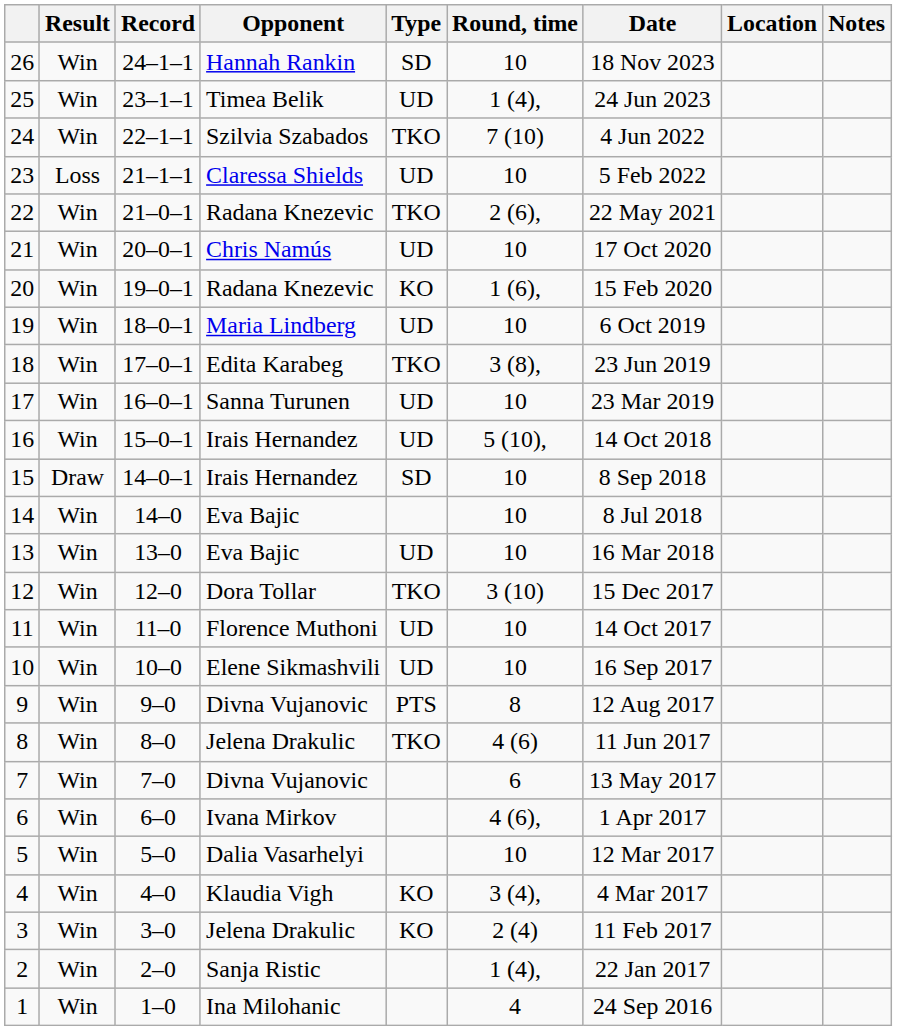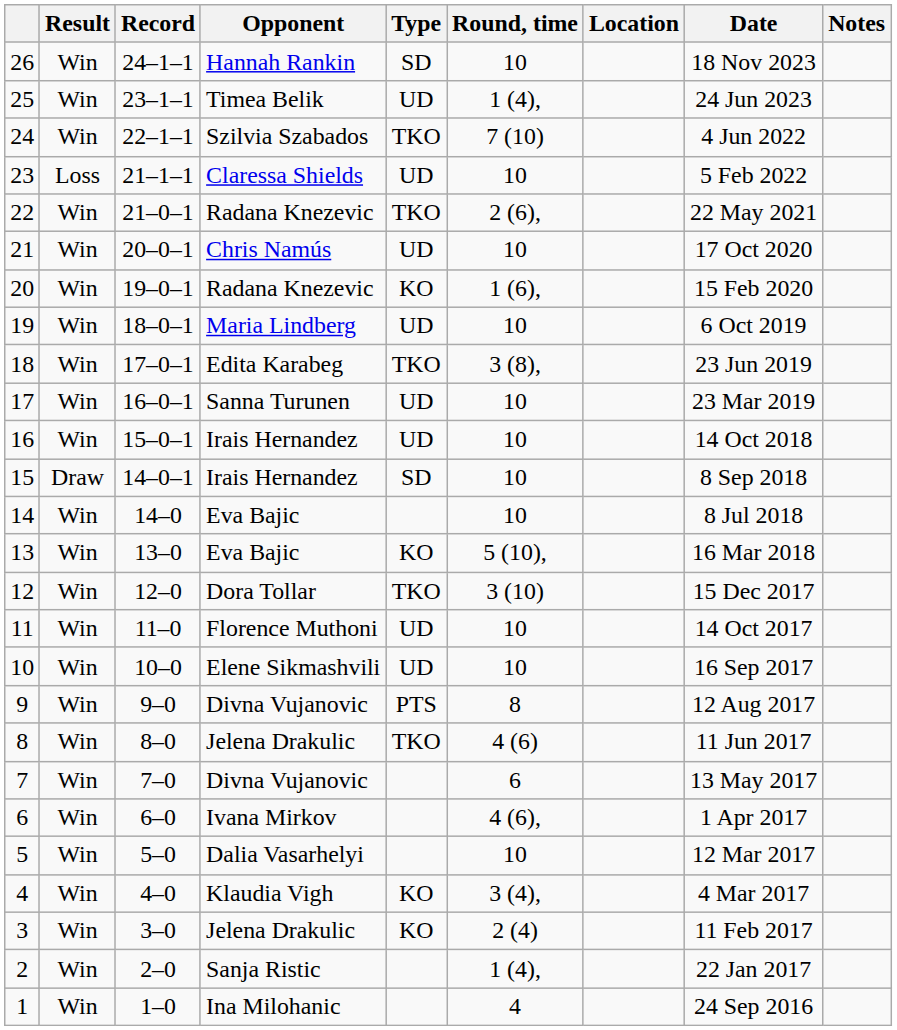columns swapped: (653, 23) <-> (772, 23)
(515, 439) 5 (10), -> (515, 439) 10
(416, 552) UD -> (416, 552) KO
(515, 552) 10 -> (515, 552) 5 (10),
